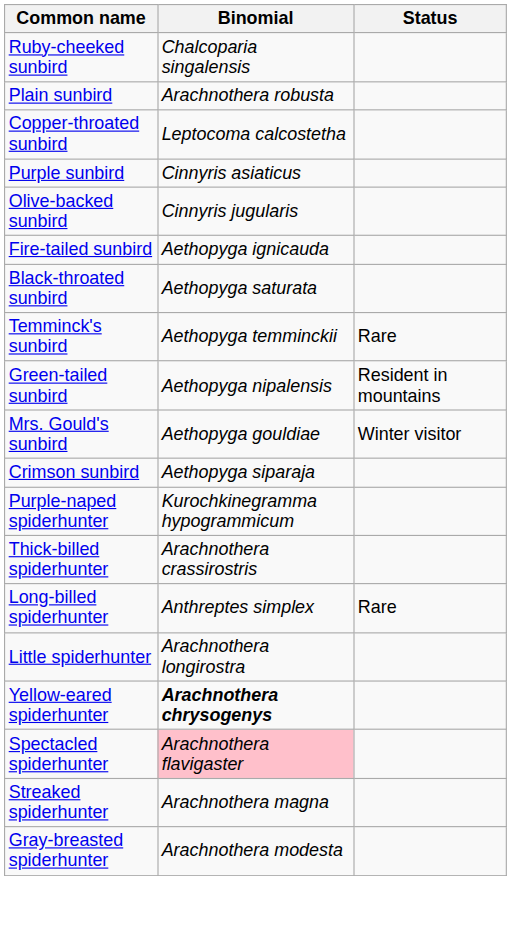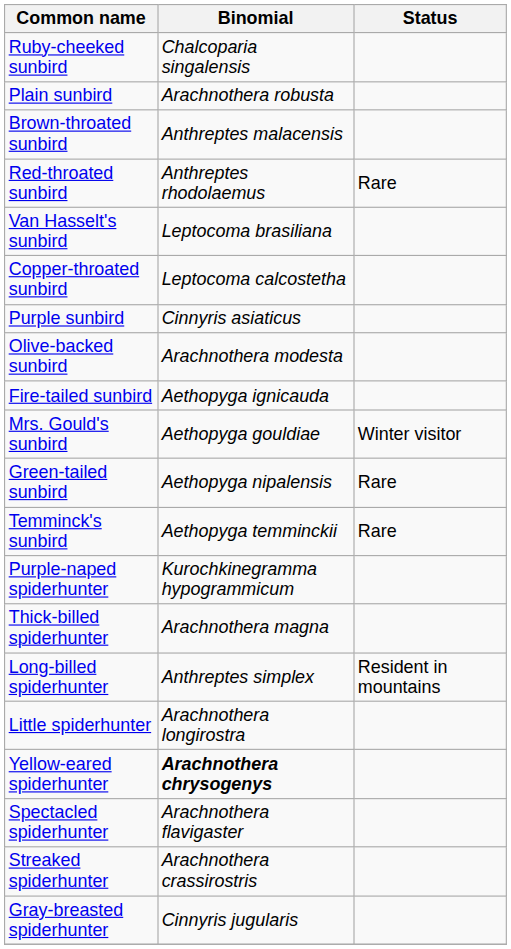+ row: (70, 134)
+ row: (61, 182)
+ row: (63, 231)
(230, 211) Cinnyris jugularis -> (252, 356) Arachnothera modesta
- row: (66, 288)
rows swapped: (59, 433) <-> (55, 336)
(403, 385) Resident in mountains -> (377, 482) Rare
- row: (74, 472)
(215, 559) Arachnothera crassirostris -> (245, 628) Arachnothera magna
(377, 608) Rare -> (403, 676) Resident in mountains
(215, 753) pink background -> (215, 822) no background
(245, 802) Arachnothera magna -> (215, 871) Arachnothera crassirostris
(252, 851) Arachnothera modesta -> (230, 919) Cinnyris jugularis
